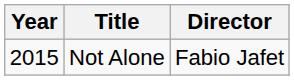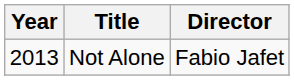(34, 57) 2015 -> (34, 57) 2013
